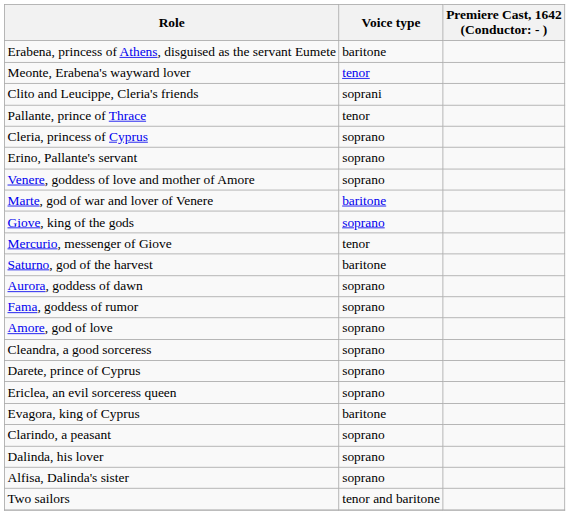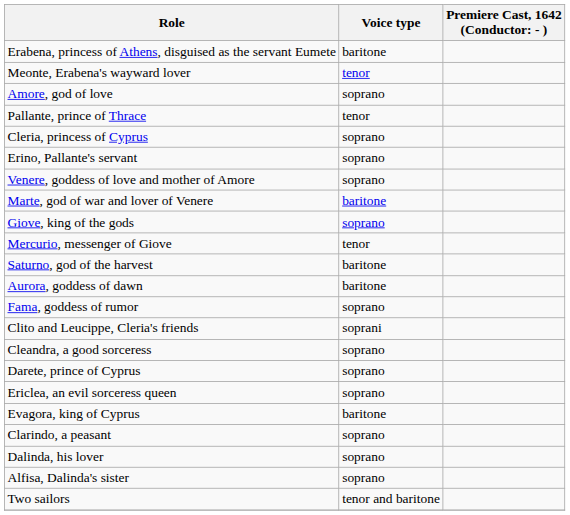rows swapped: (60, 328) <-> (103, 94)
(363, 286) soprano -> (364, 286) baritone
